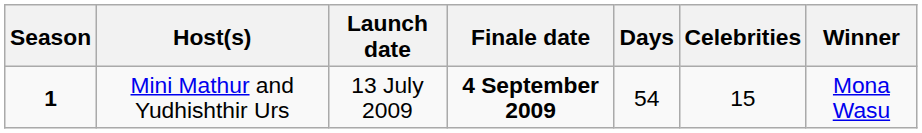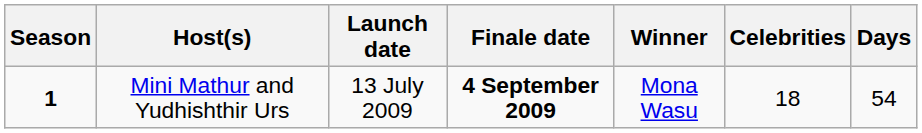columns swapped: (647, 36) <-> (861, 36)
(743, 97) 15 -> (788, 97) 18
